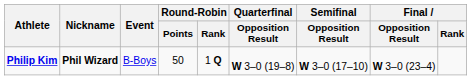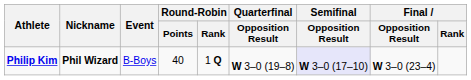(178, 61) 50 -> (178, 61) 40
(334, 67) no background -> (334, 67) lavender background
